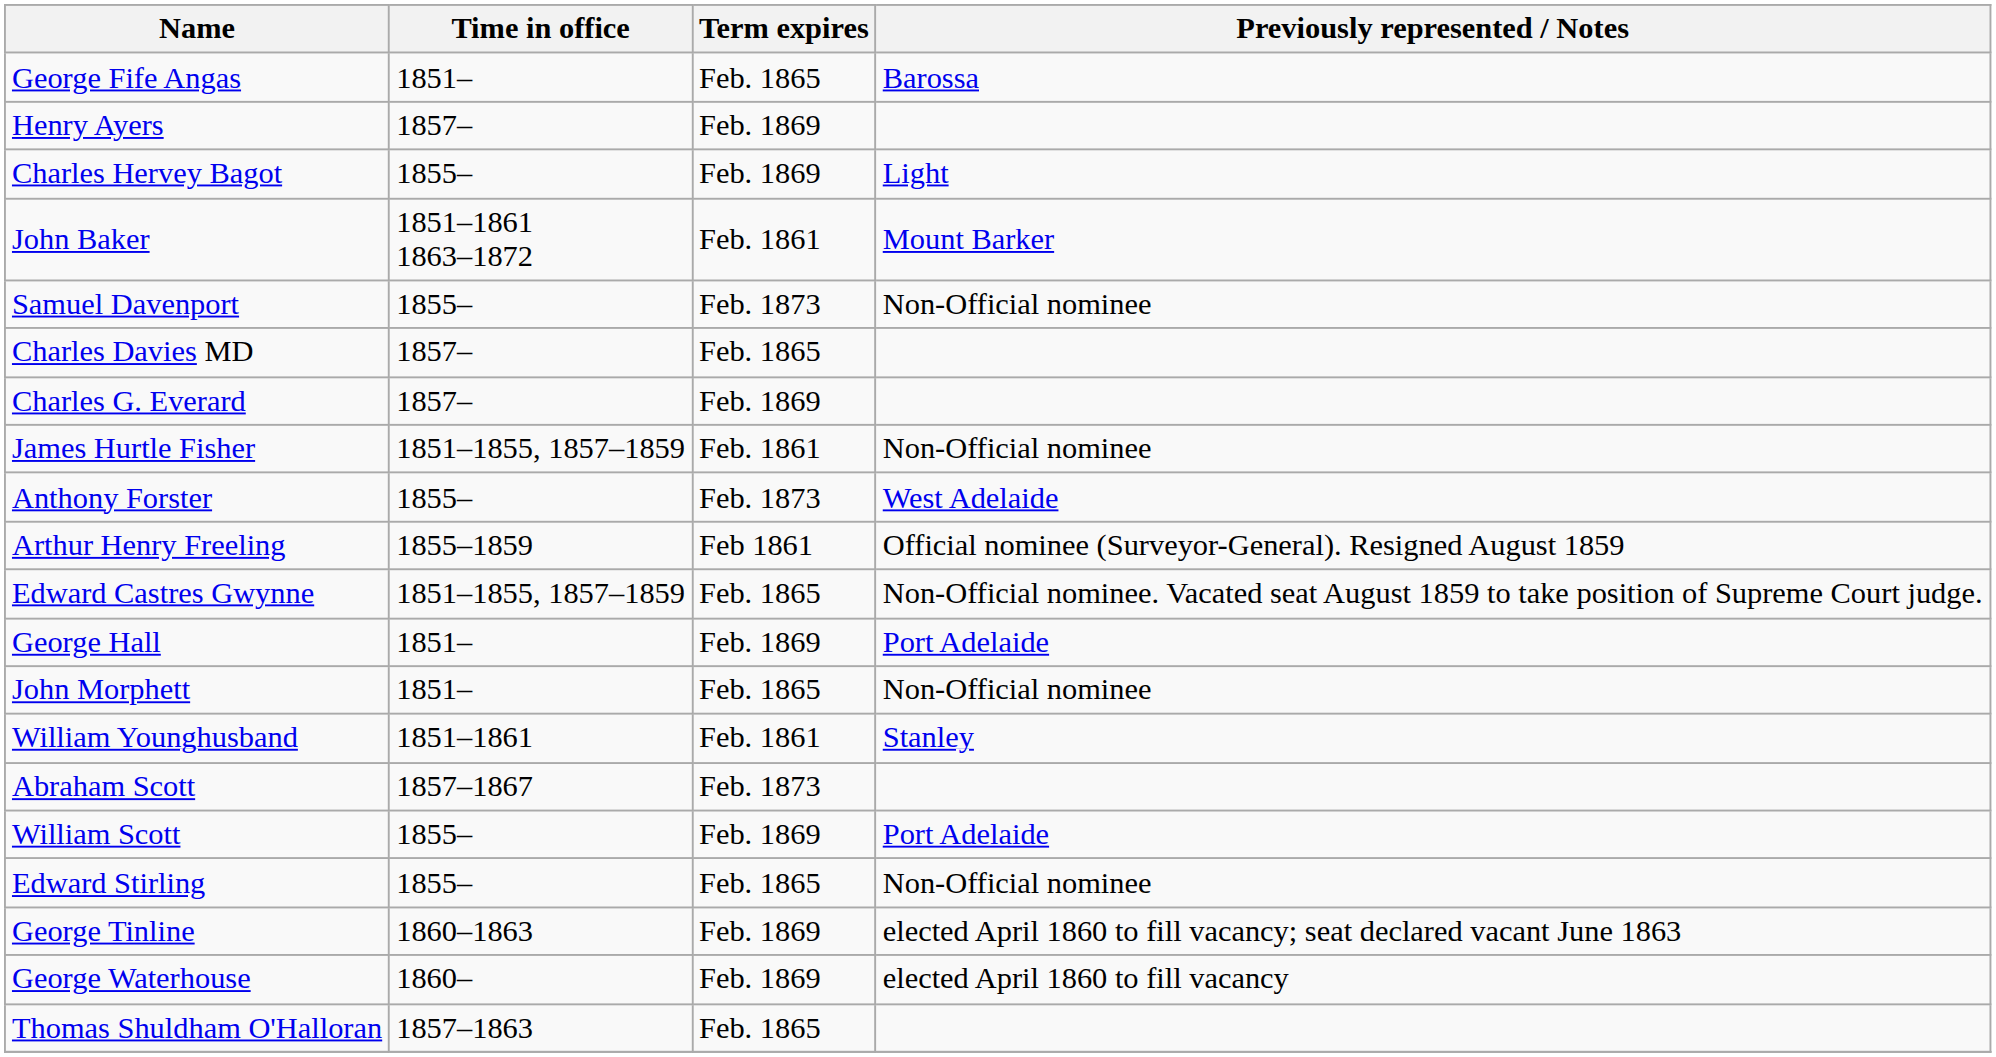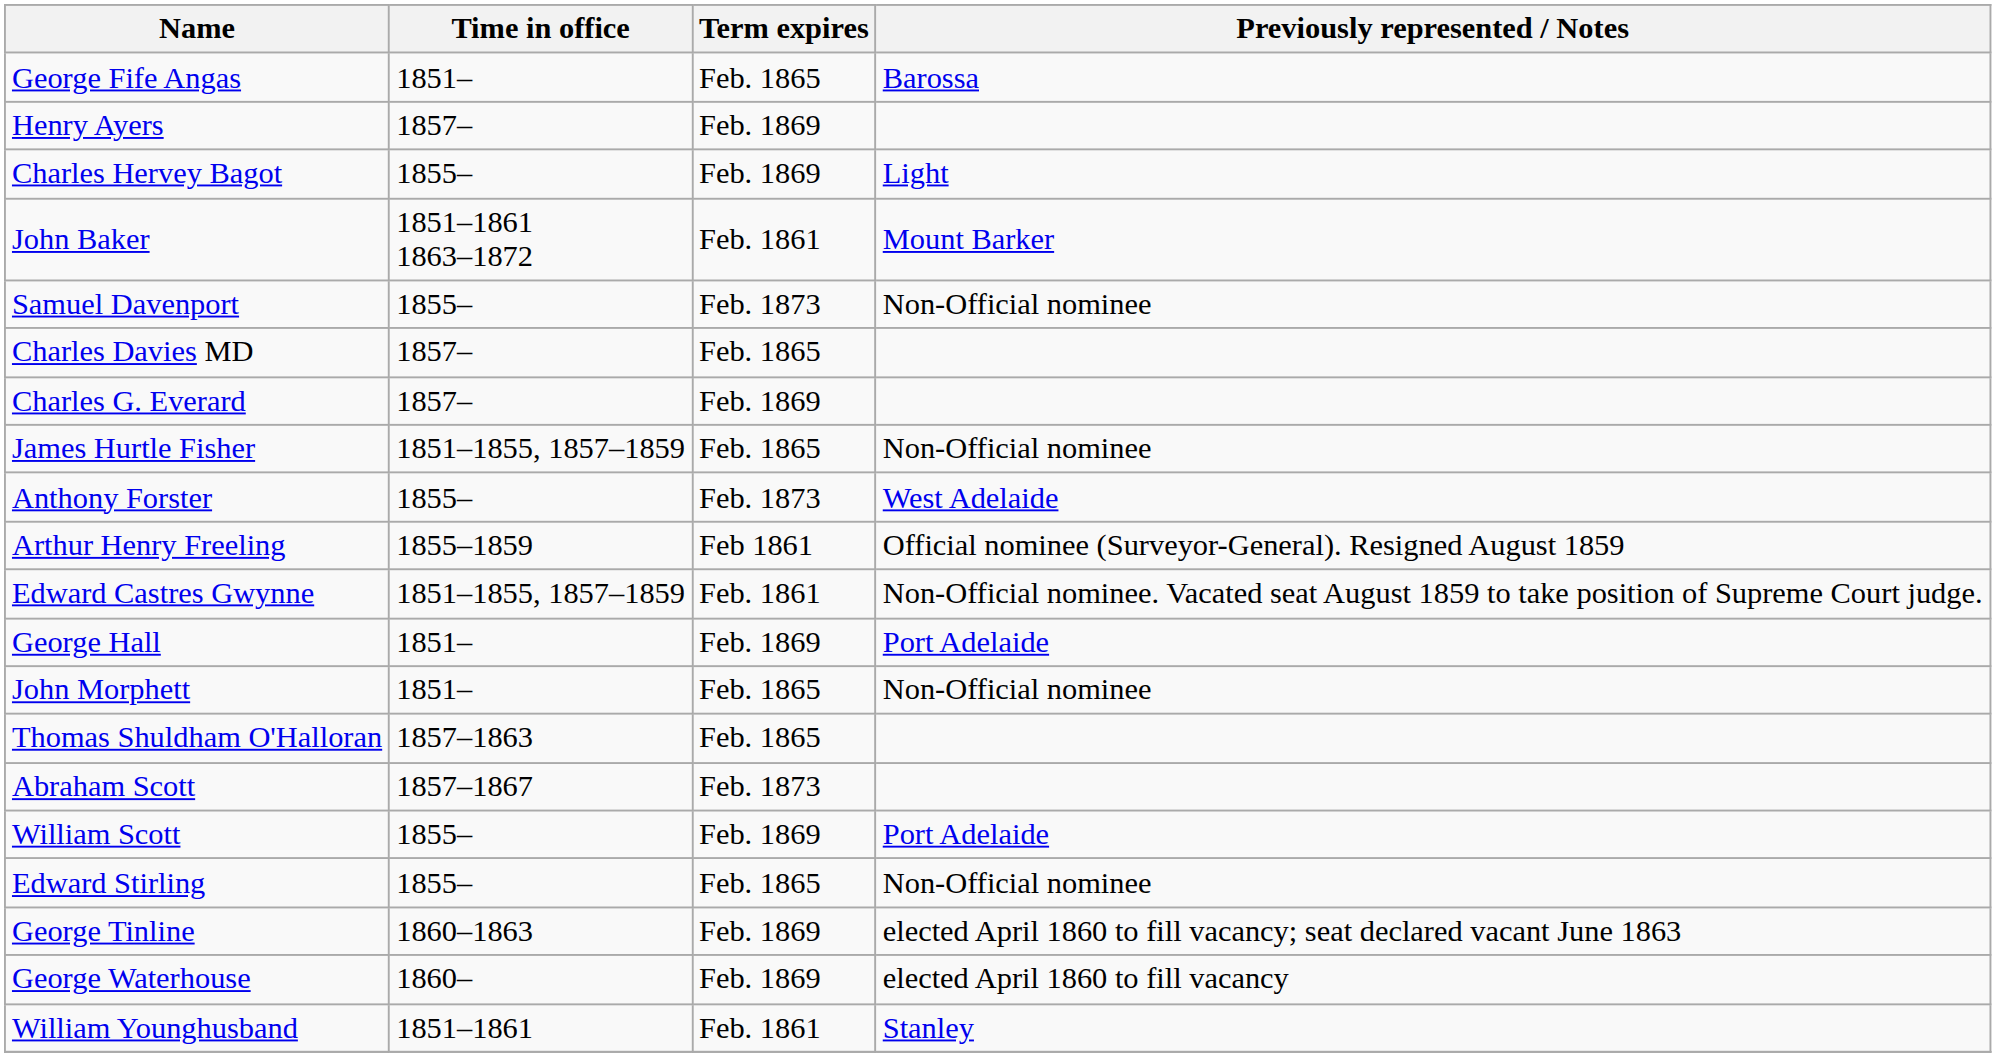(760, 448) Feb. 1861 -> (760, 448) Feb. 1865
(760, 593) Feb. 1865 -> (760, 593) Feb. 1861
rows swapped: (197, 1027) <-> (155, 737)
